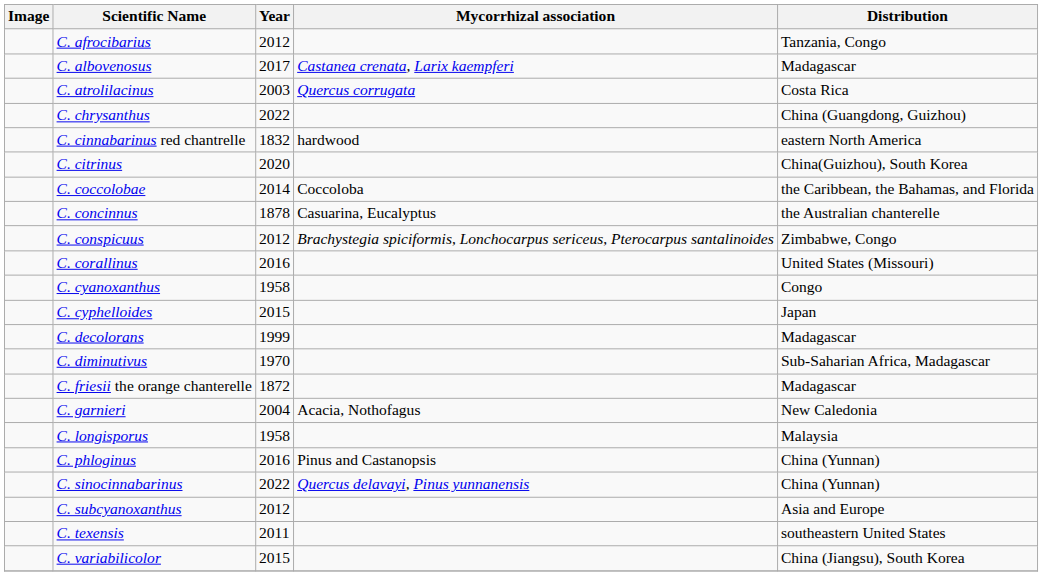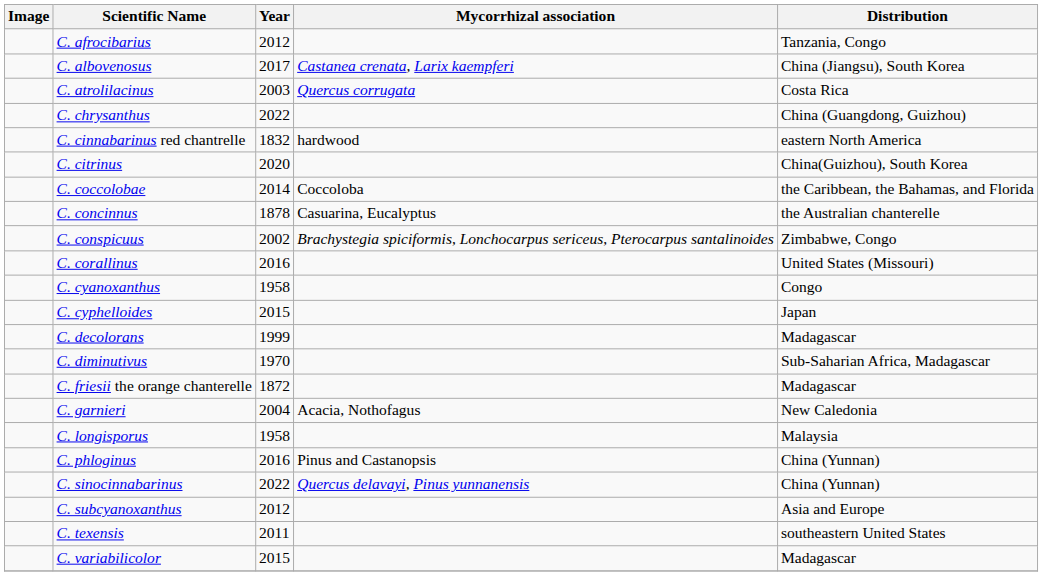(818, 66) Madagascar -> (873, 66) China (Jiangsu), South Korea
(274, 238) 2012 -> (274, 238) 2002
(873, 558) China (Jiangsu), South Korea -> (818, 558) Madagascar
